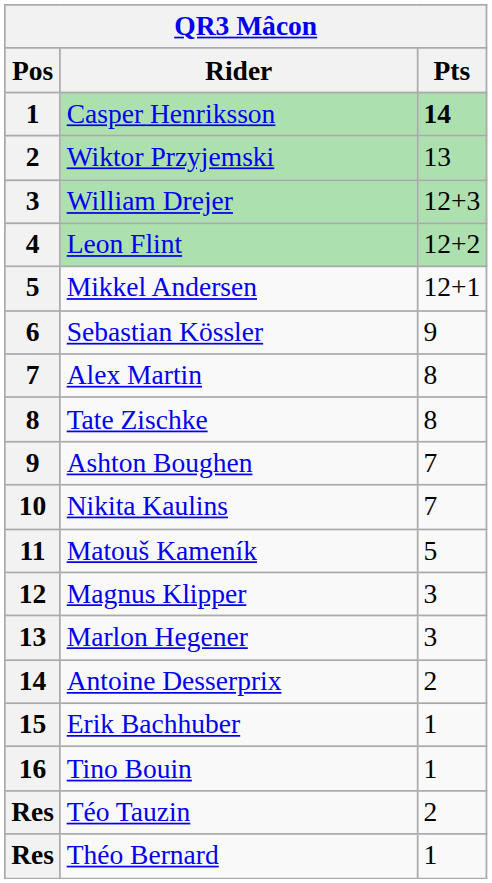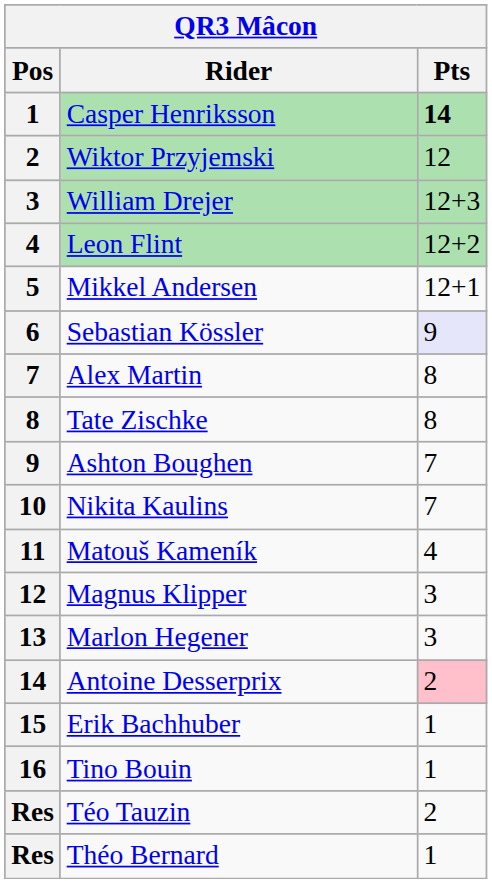(437, 157) 13 -> (437, 157) 12
(430, 331) no background -> (430, 331) lavender background
(430, 550) 5 -> (430, 550) 4
(430, 680) no background -> (430, 680) pink background
